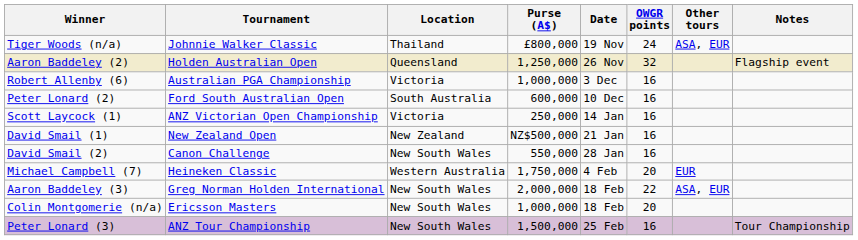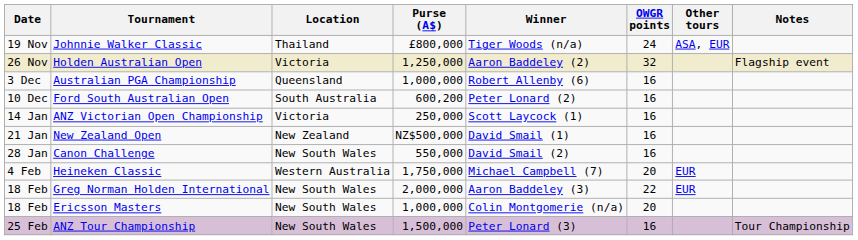columns swapped: (604, 20) <-> (85, 20)
(424, 63) Queensland -> (302, 63) Victoria
(417, 81) Victoria -> (309, 81) Queensland
(554, 99) 600,000 -> (439, 99) 600,200
(702, 190) ASA, EUR -> (685, 190) EUR
